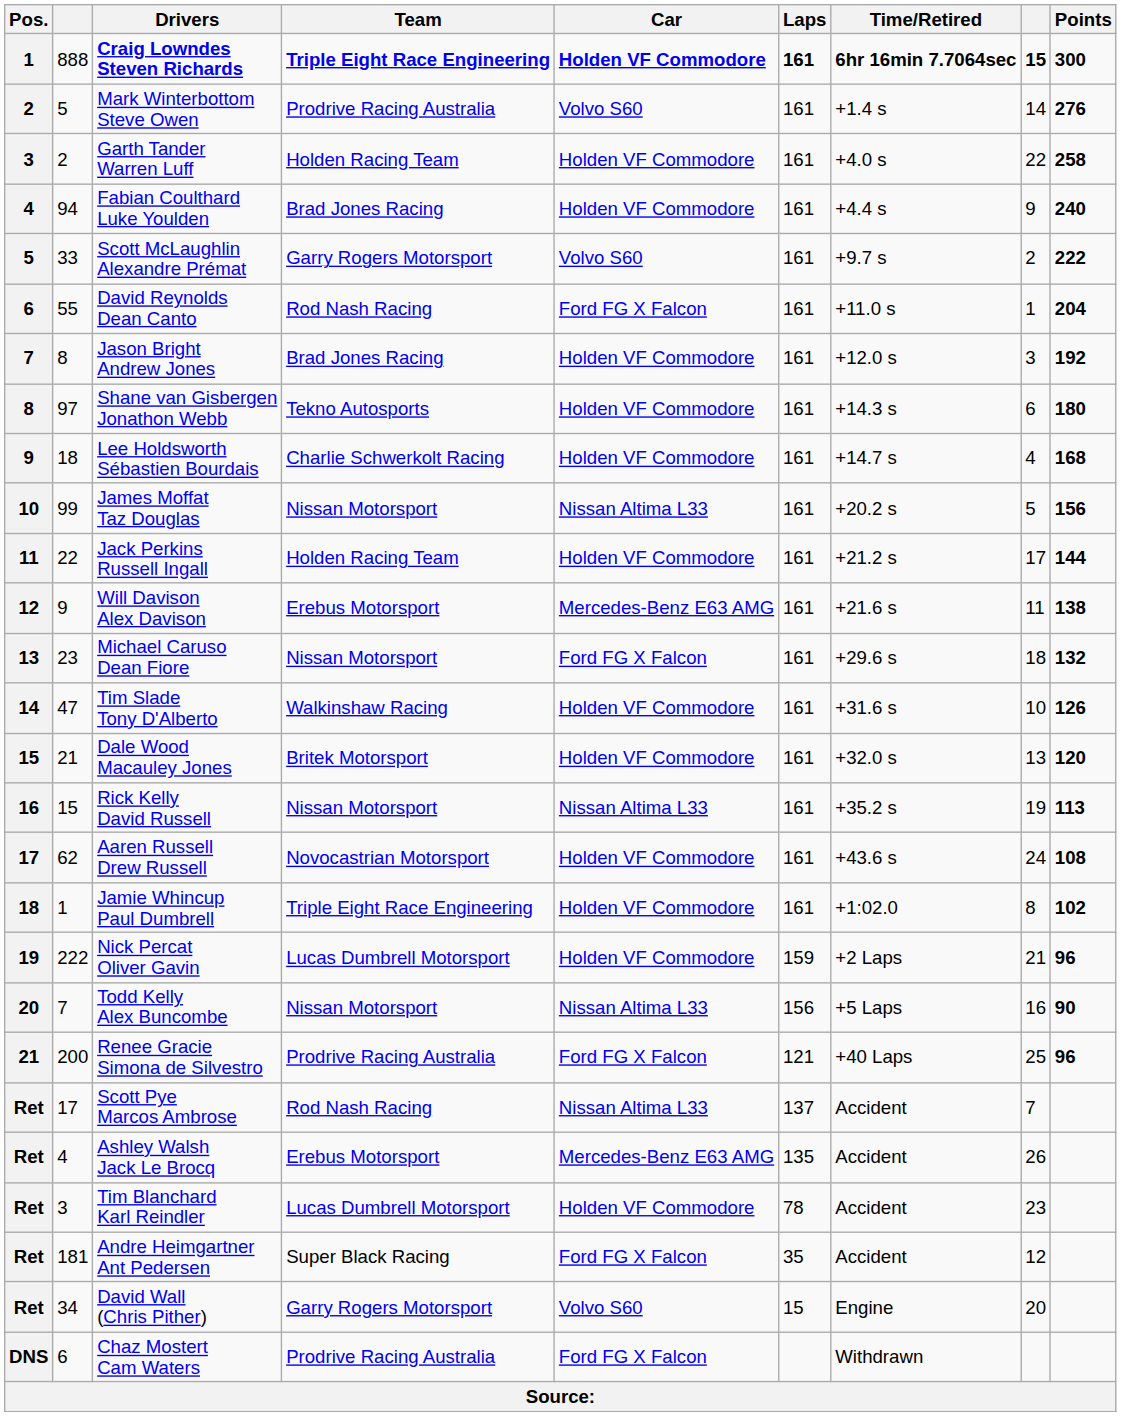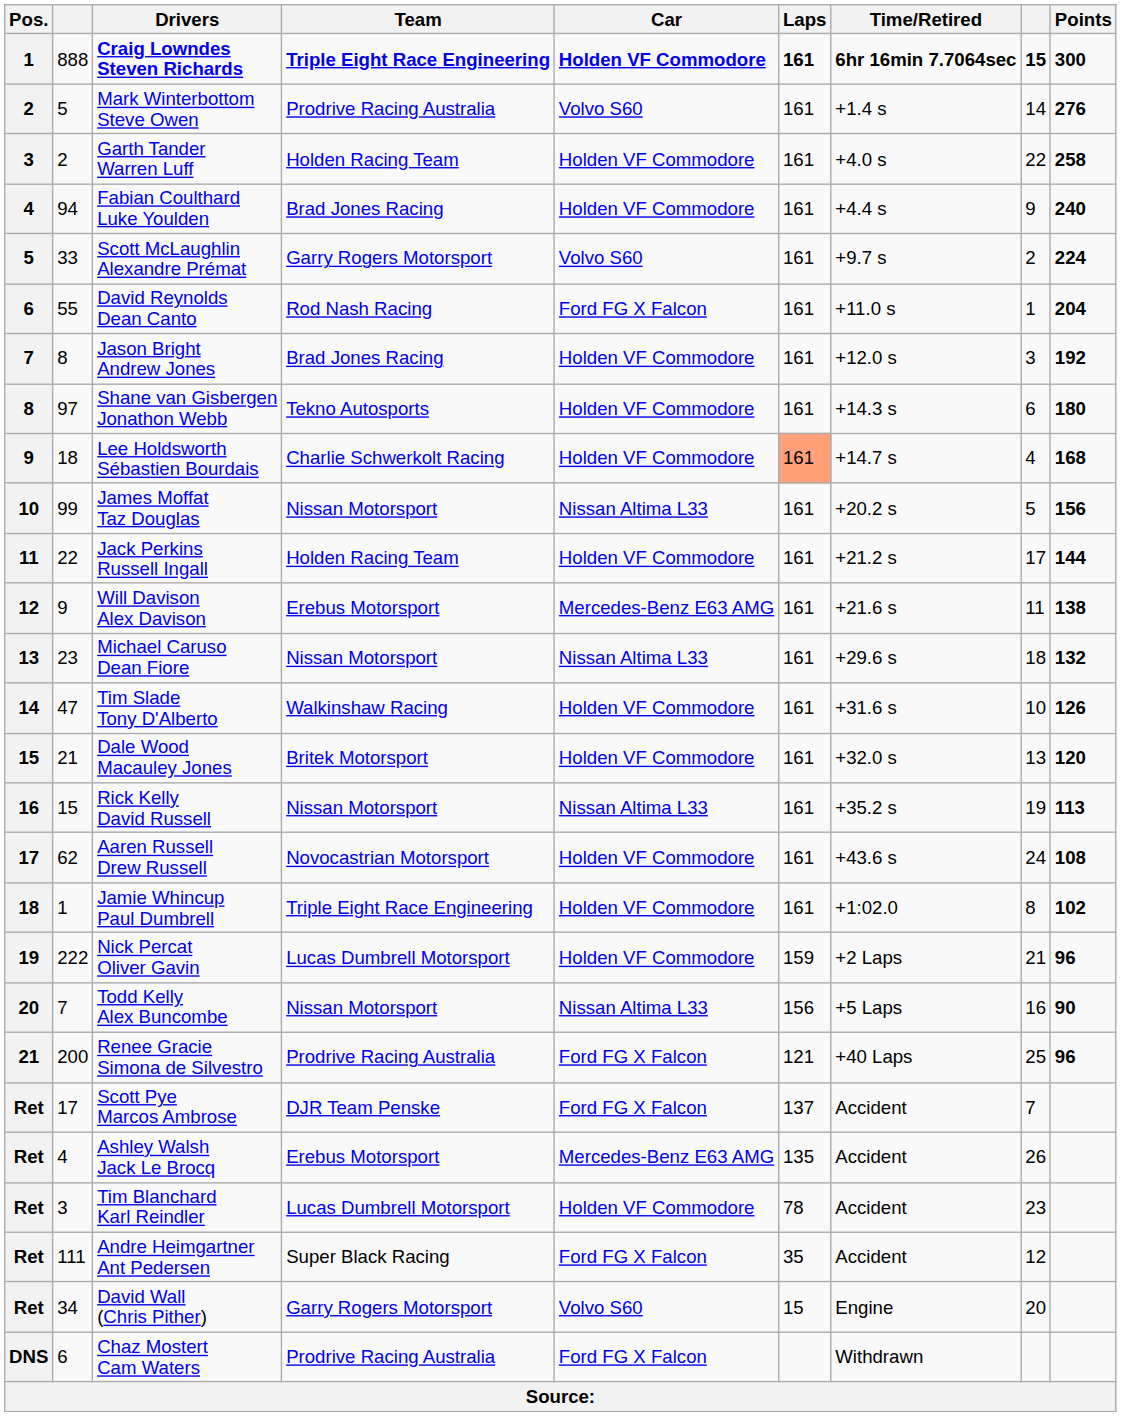(1070, 258) 222 -> (1070, 258) 224
(799, 458) no background -> (799, 458) lightsalmon background
(633, 658) Ford FG X Falcon -> (633, 658) Nissan Altima L33
(359, 1107) Rod Nash Racing -> (363, 1107) DJR Team Penske
(633, 1107) Nissan Altima L33 -> (633, 1107) Ford FG X Falcon
(73, 1257) 181 -> (71, 1257) 111
